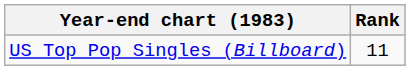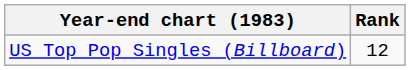(378, 50) 11 -> (378, 50) 12
